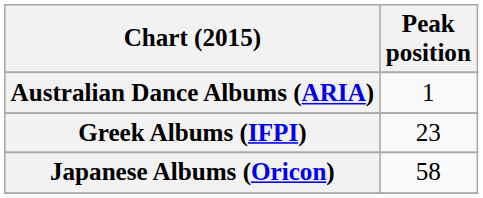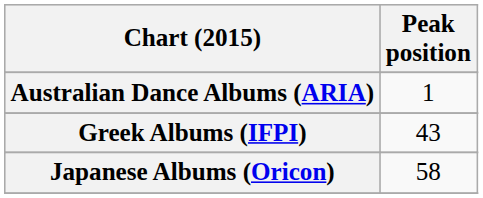(428, 132) 23 -> (428, 132) 43
